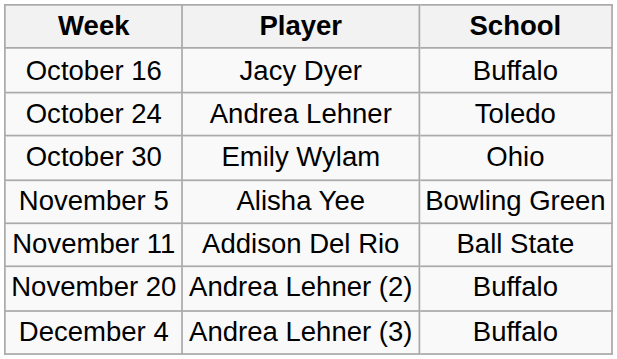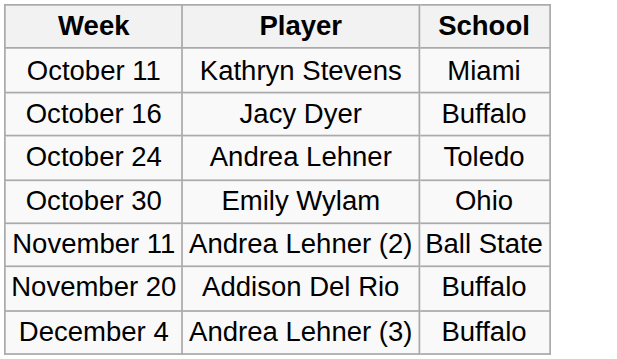+ row: (94, 69)
- row: (94, 200)
(301, 244) Addison Del Rio -> (301, 244) Andrea Lehner (2)
(301, 288) Andrea Lehner (2) -> (301, 288) Addison Del Rio
